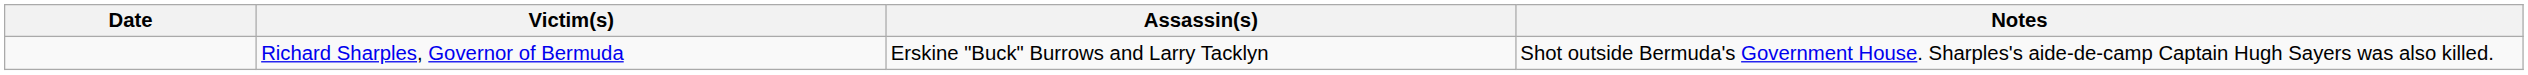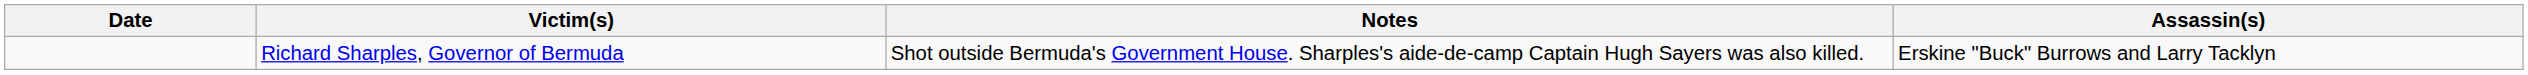columns swapped: (1201, 20) <-> (2019, 20)
